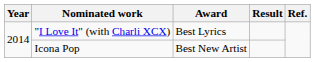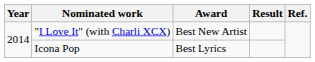(201, 31) Best Lyrics -> (211, 31) Best New Artist
(211, 48) Best New Artist -> (201, 48) Best Lyrics
